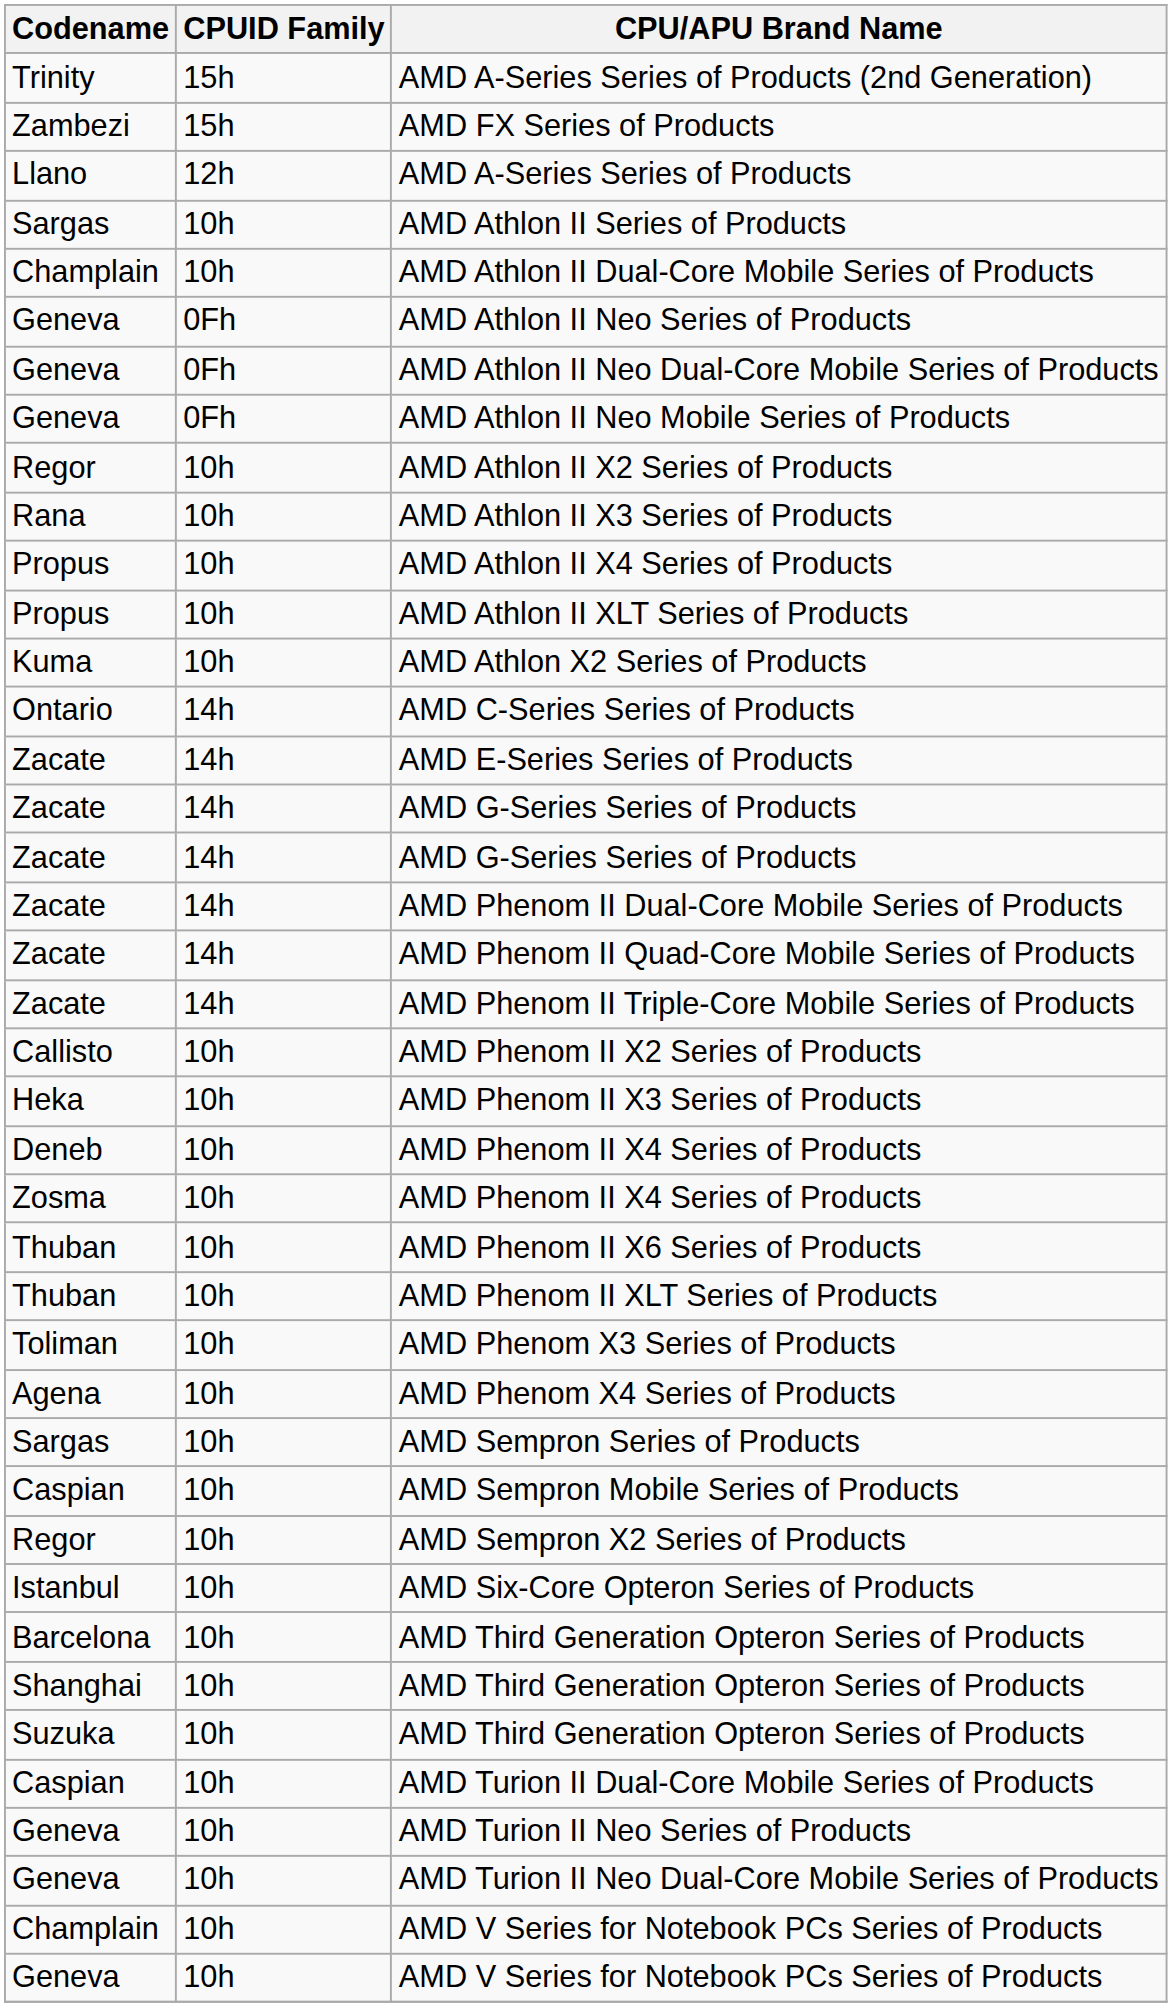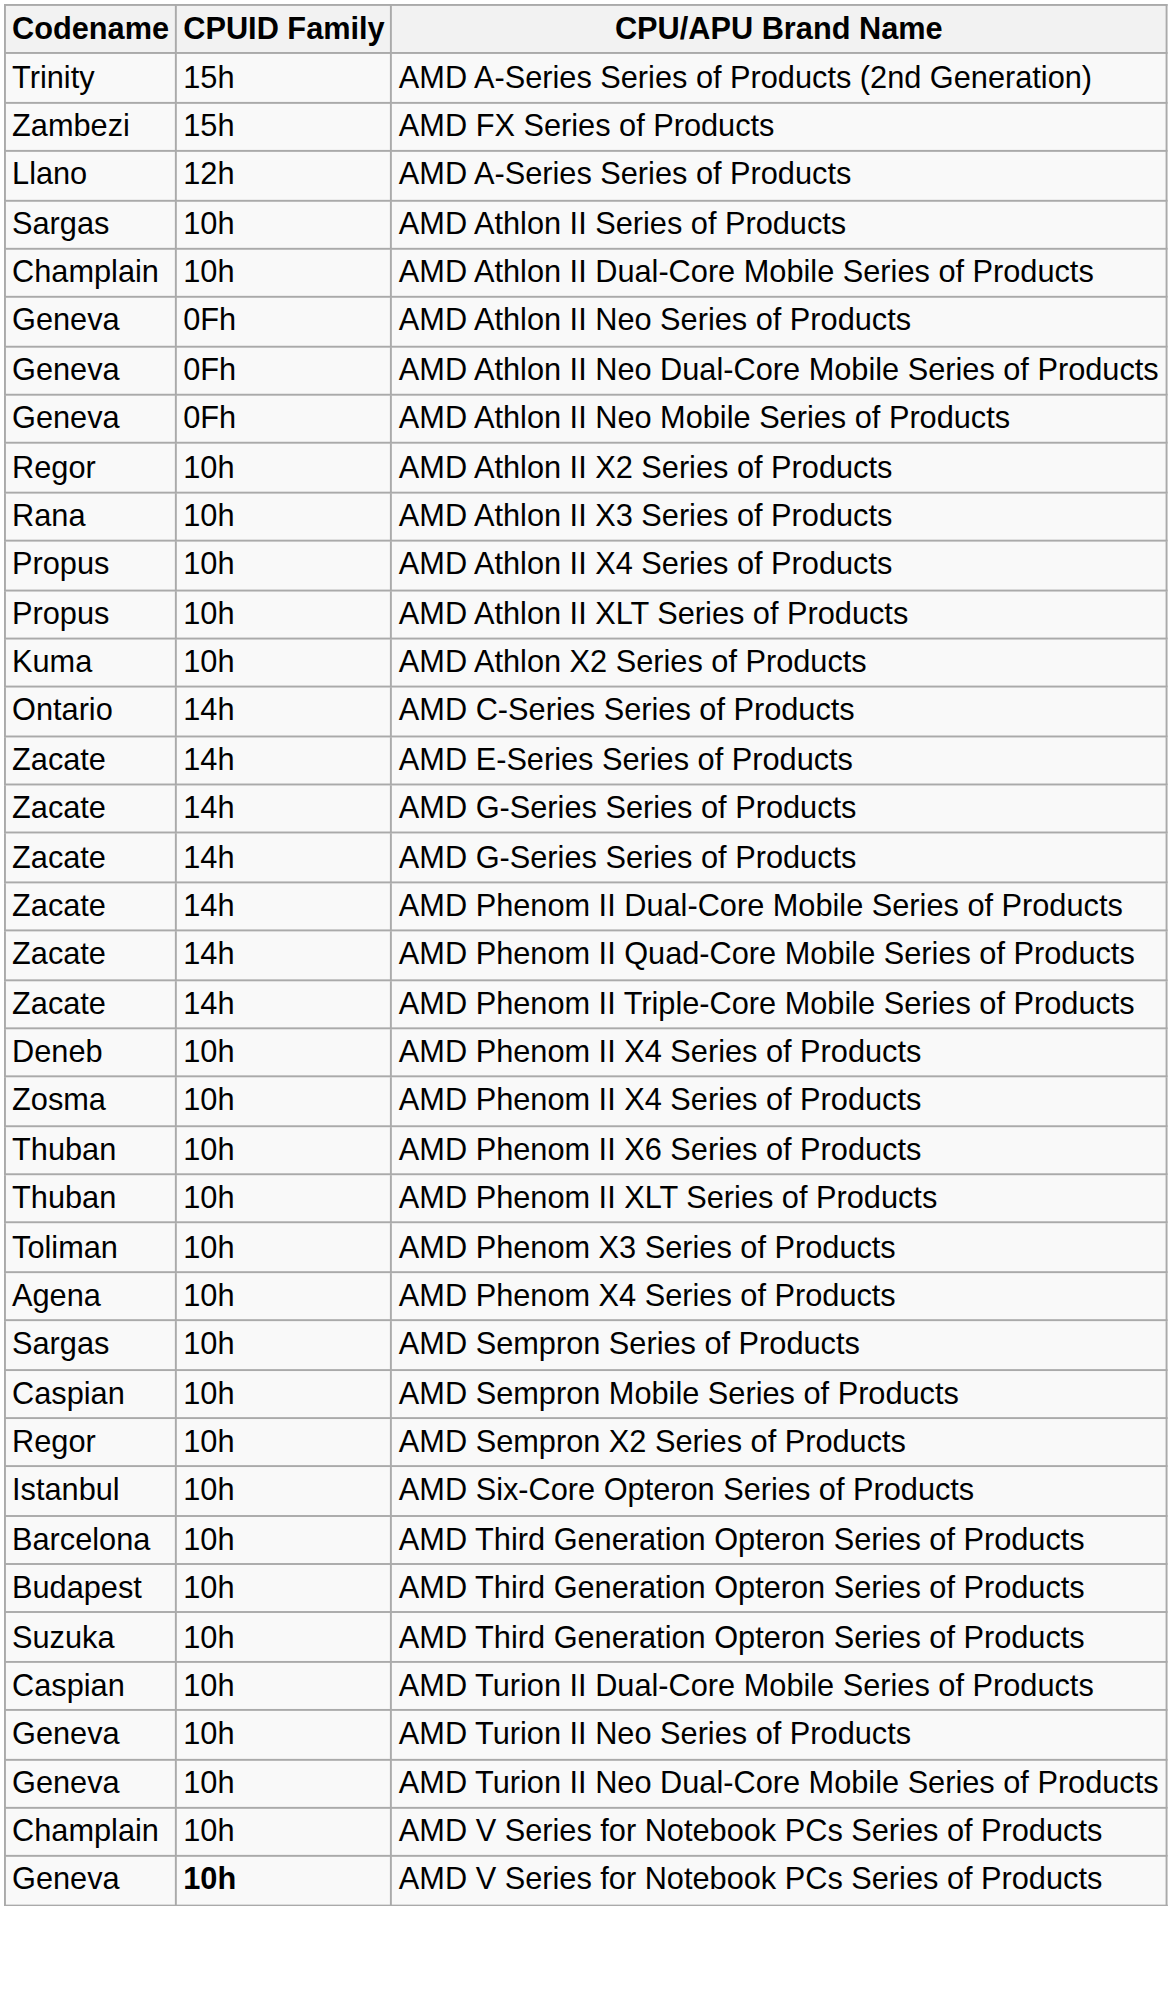- row: (62, 1051)
- row: (48, 1100)
+ row: (77, 1587)
- row: (77, 1685)
(209, 1977) normal -> (210, 1880) bold
